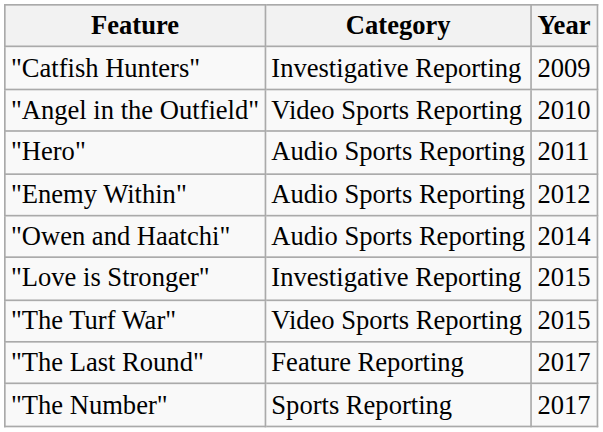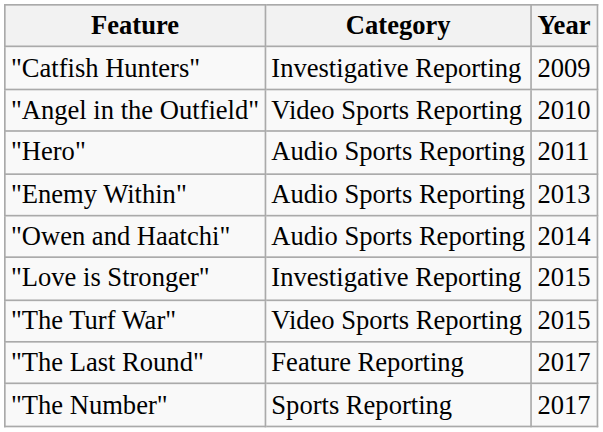(564, 194) 2012 -> (564, 194) 2013
